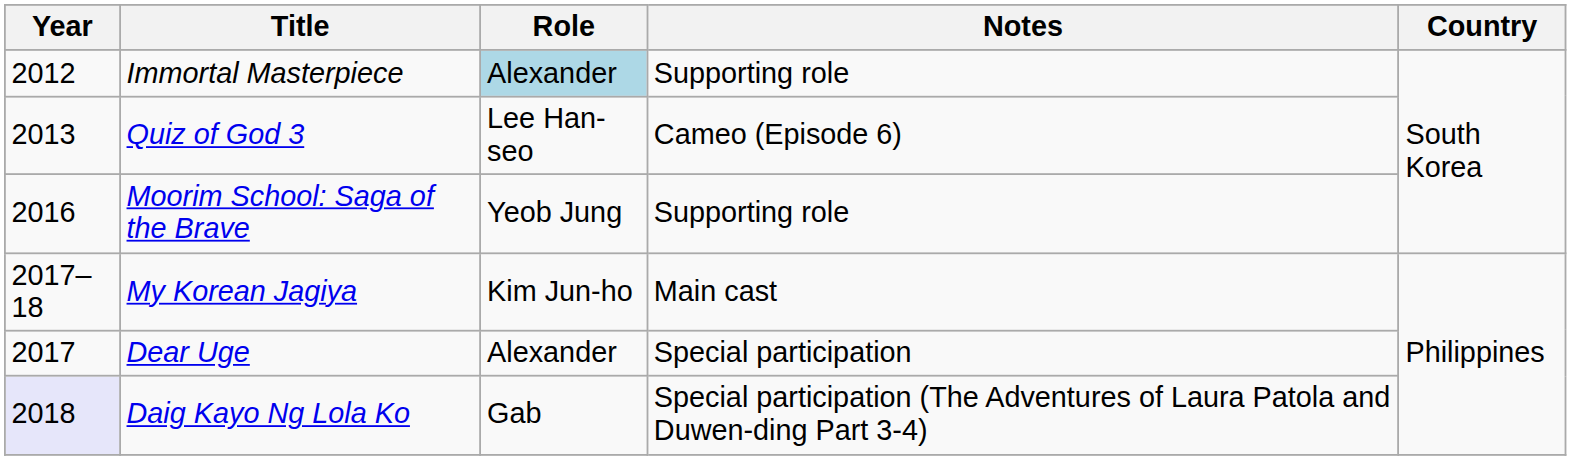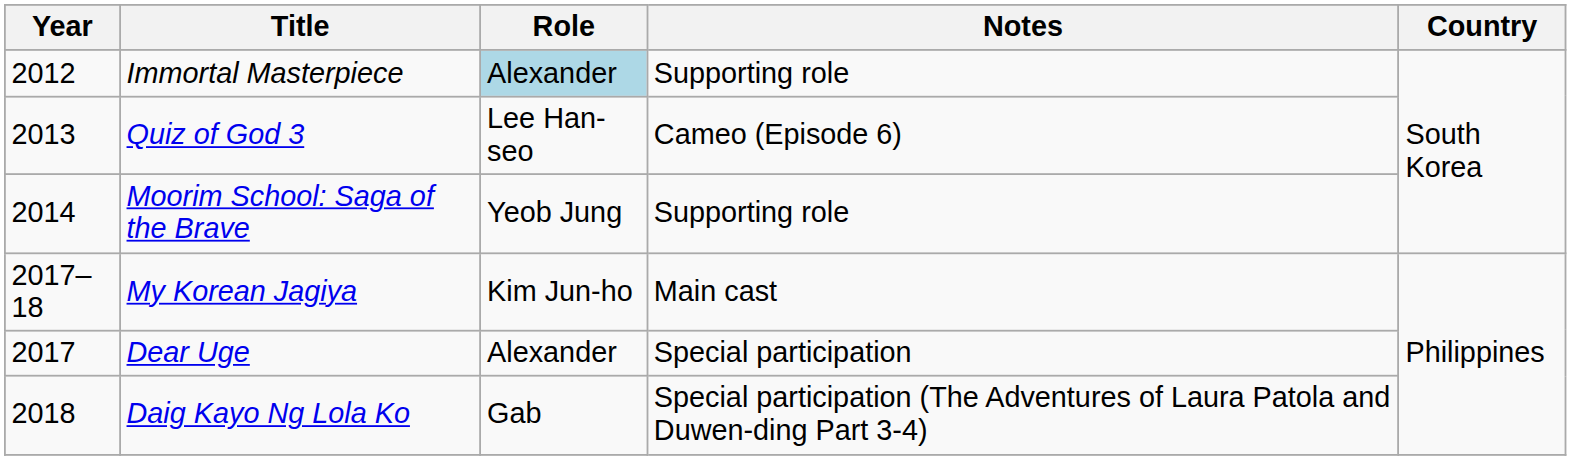(44, 212) 2016 -> (44, 212) 2014
(44, 414) lavender background -> (44, 414) no background
